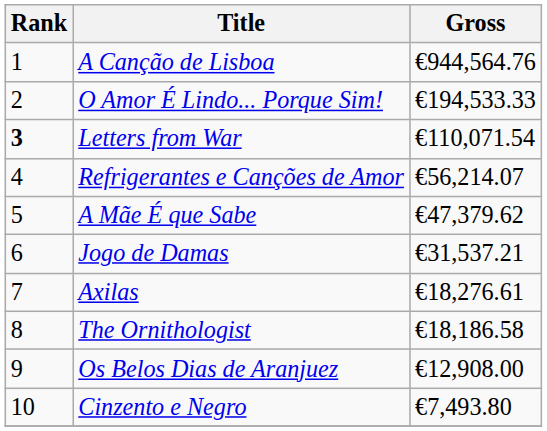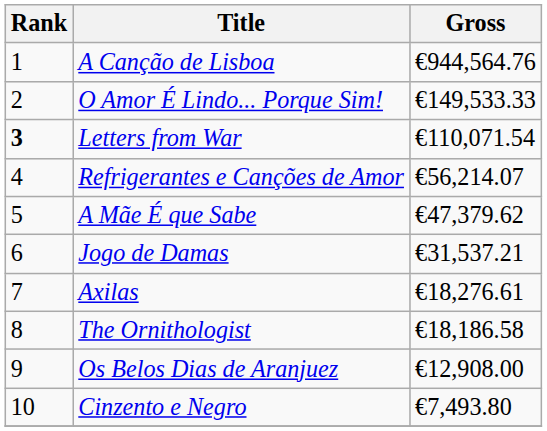(475, 100) €194,533.33 -> (475, 100) €149,533.33
